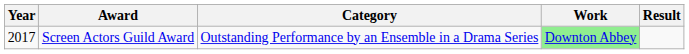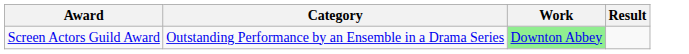- column: (22, 15)
